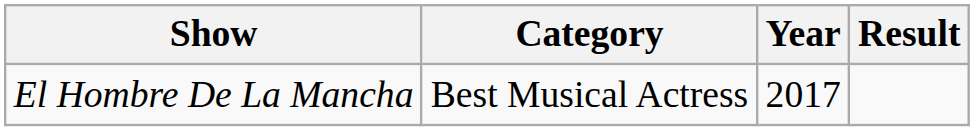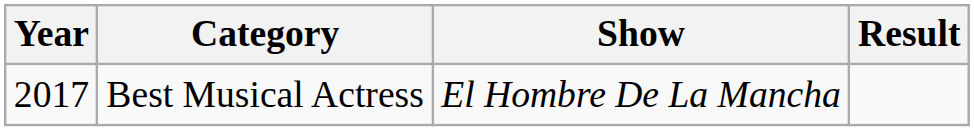columns swapped: (803, 34) <-> (214, 34)
